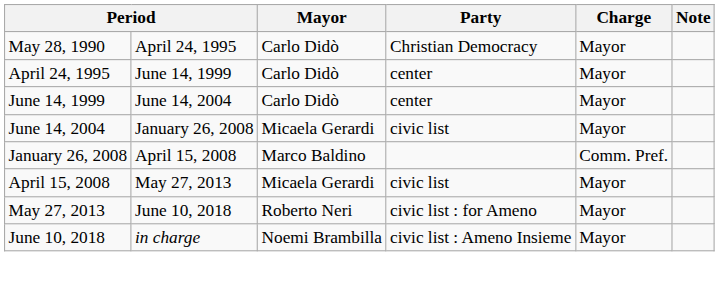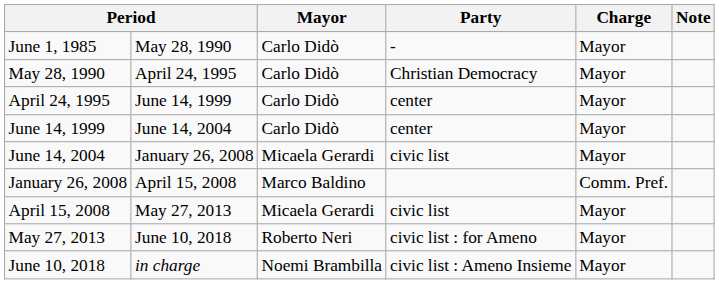+ row: (52, 45)
